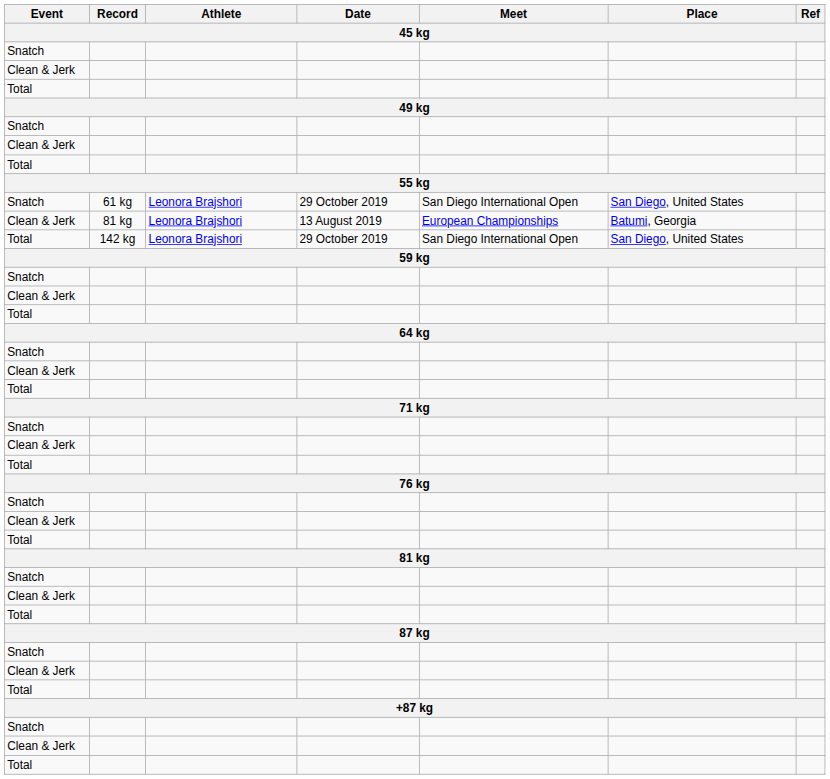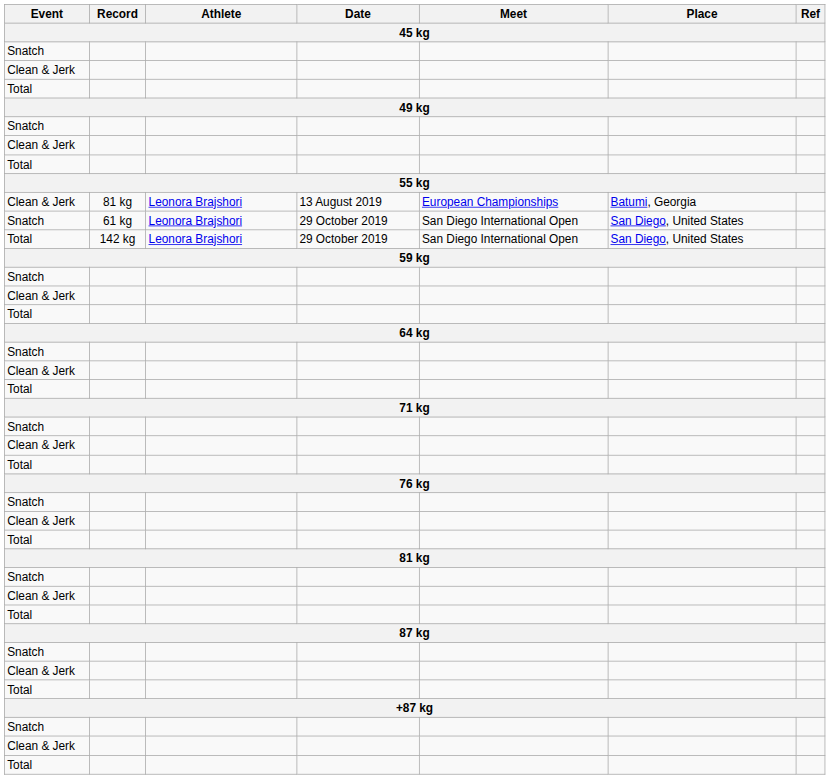rows swapped: (26, 202) <-> (41, 220)
